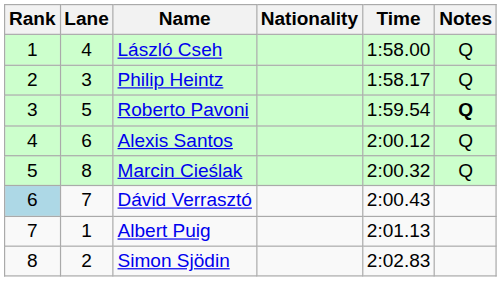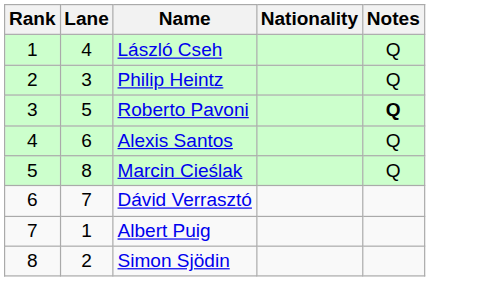- column: (399, 19)
(32, 200) lightblue background -> (32, 200) no background
